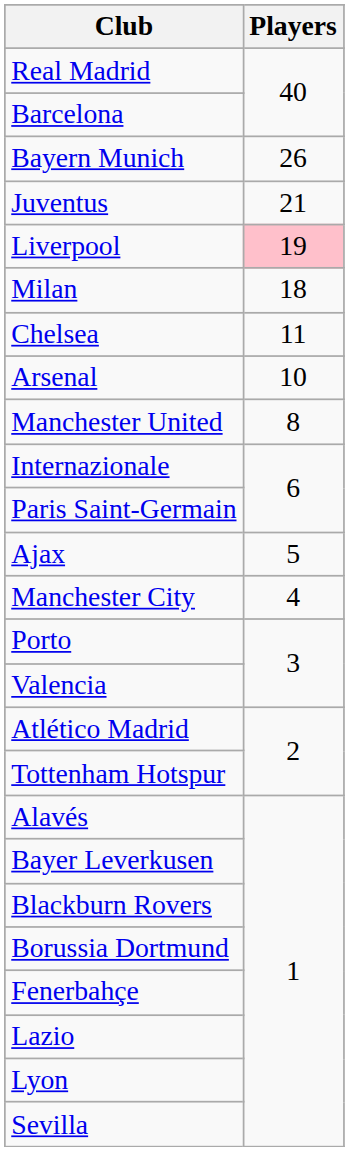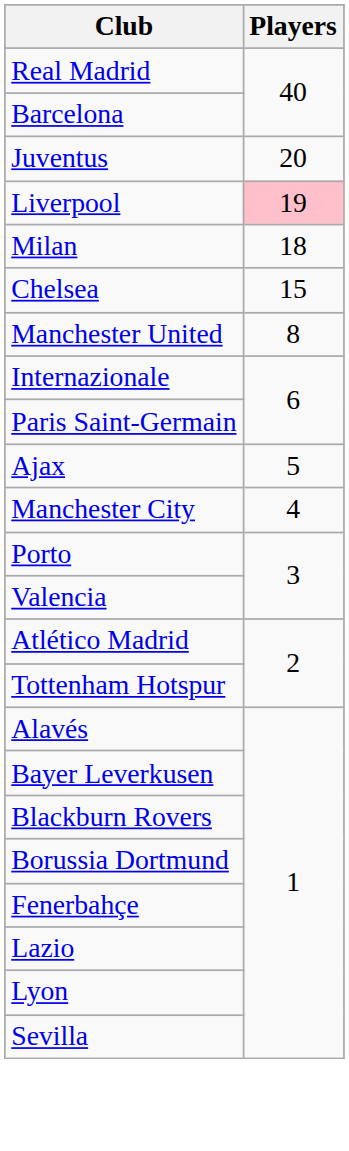- row: (98, 158)
(293, 202) 21 -> (293, 158) 20
(293, 333) 11 -> (293, 289) 15
- row: (54, 377)
